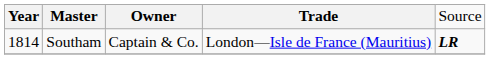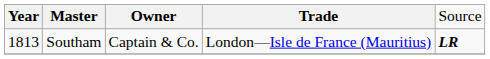(24, 41) 1814 -> (24, 41) 1813
